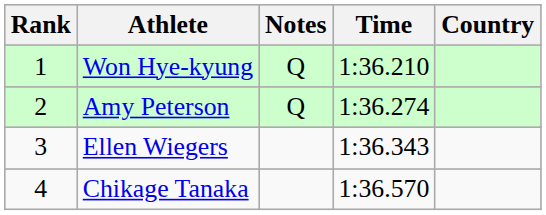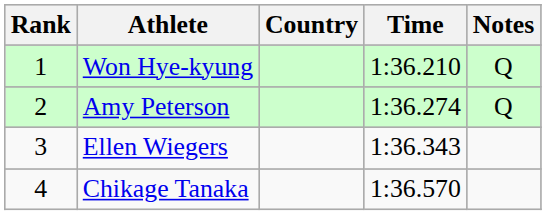columns swapped: (488, 24) <-> (296, 24)
